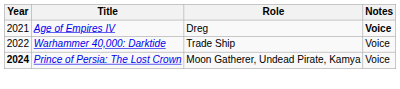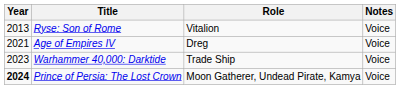+ row: (77, 28)
(378, 28) bold -> (377, 44) normal
(18, 44) 2022 -> (18, 60) 2023
